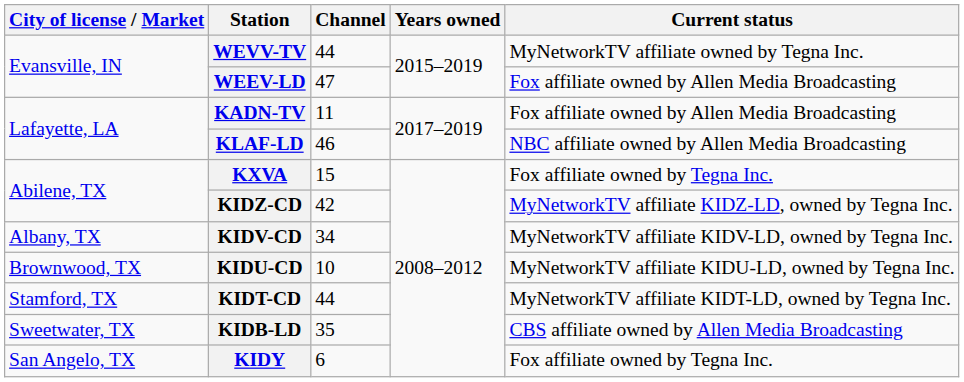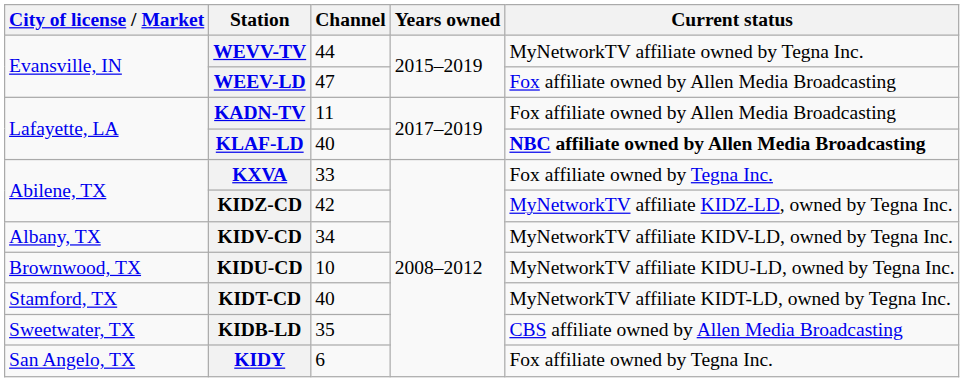(325, 143) 46 -> (325, 143) 40
(708, 143) normal -> (717, 143) bold
(325, 174) 15 -> (325, 174) 33
(325, 298) 44 -> (325, 298) 40
